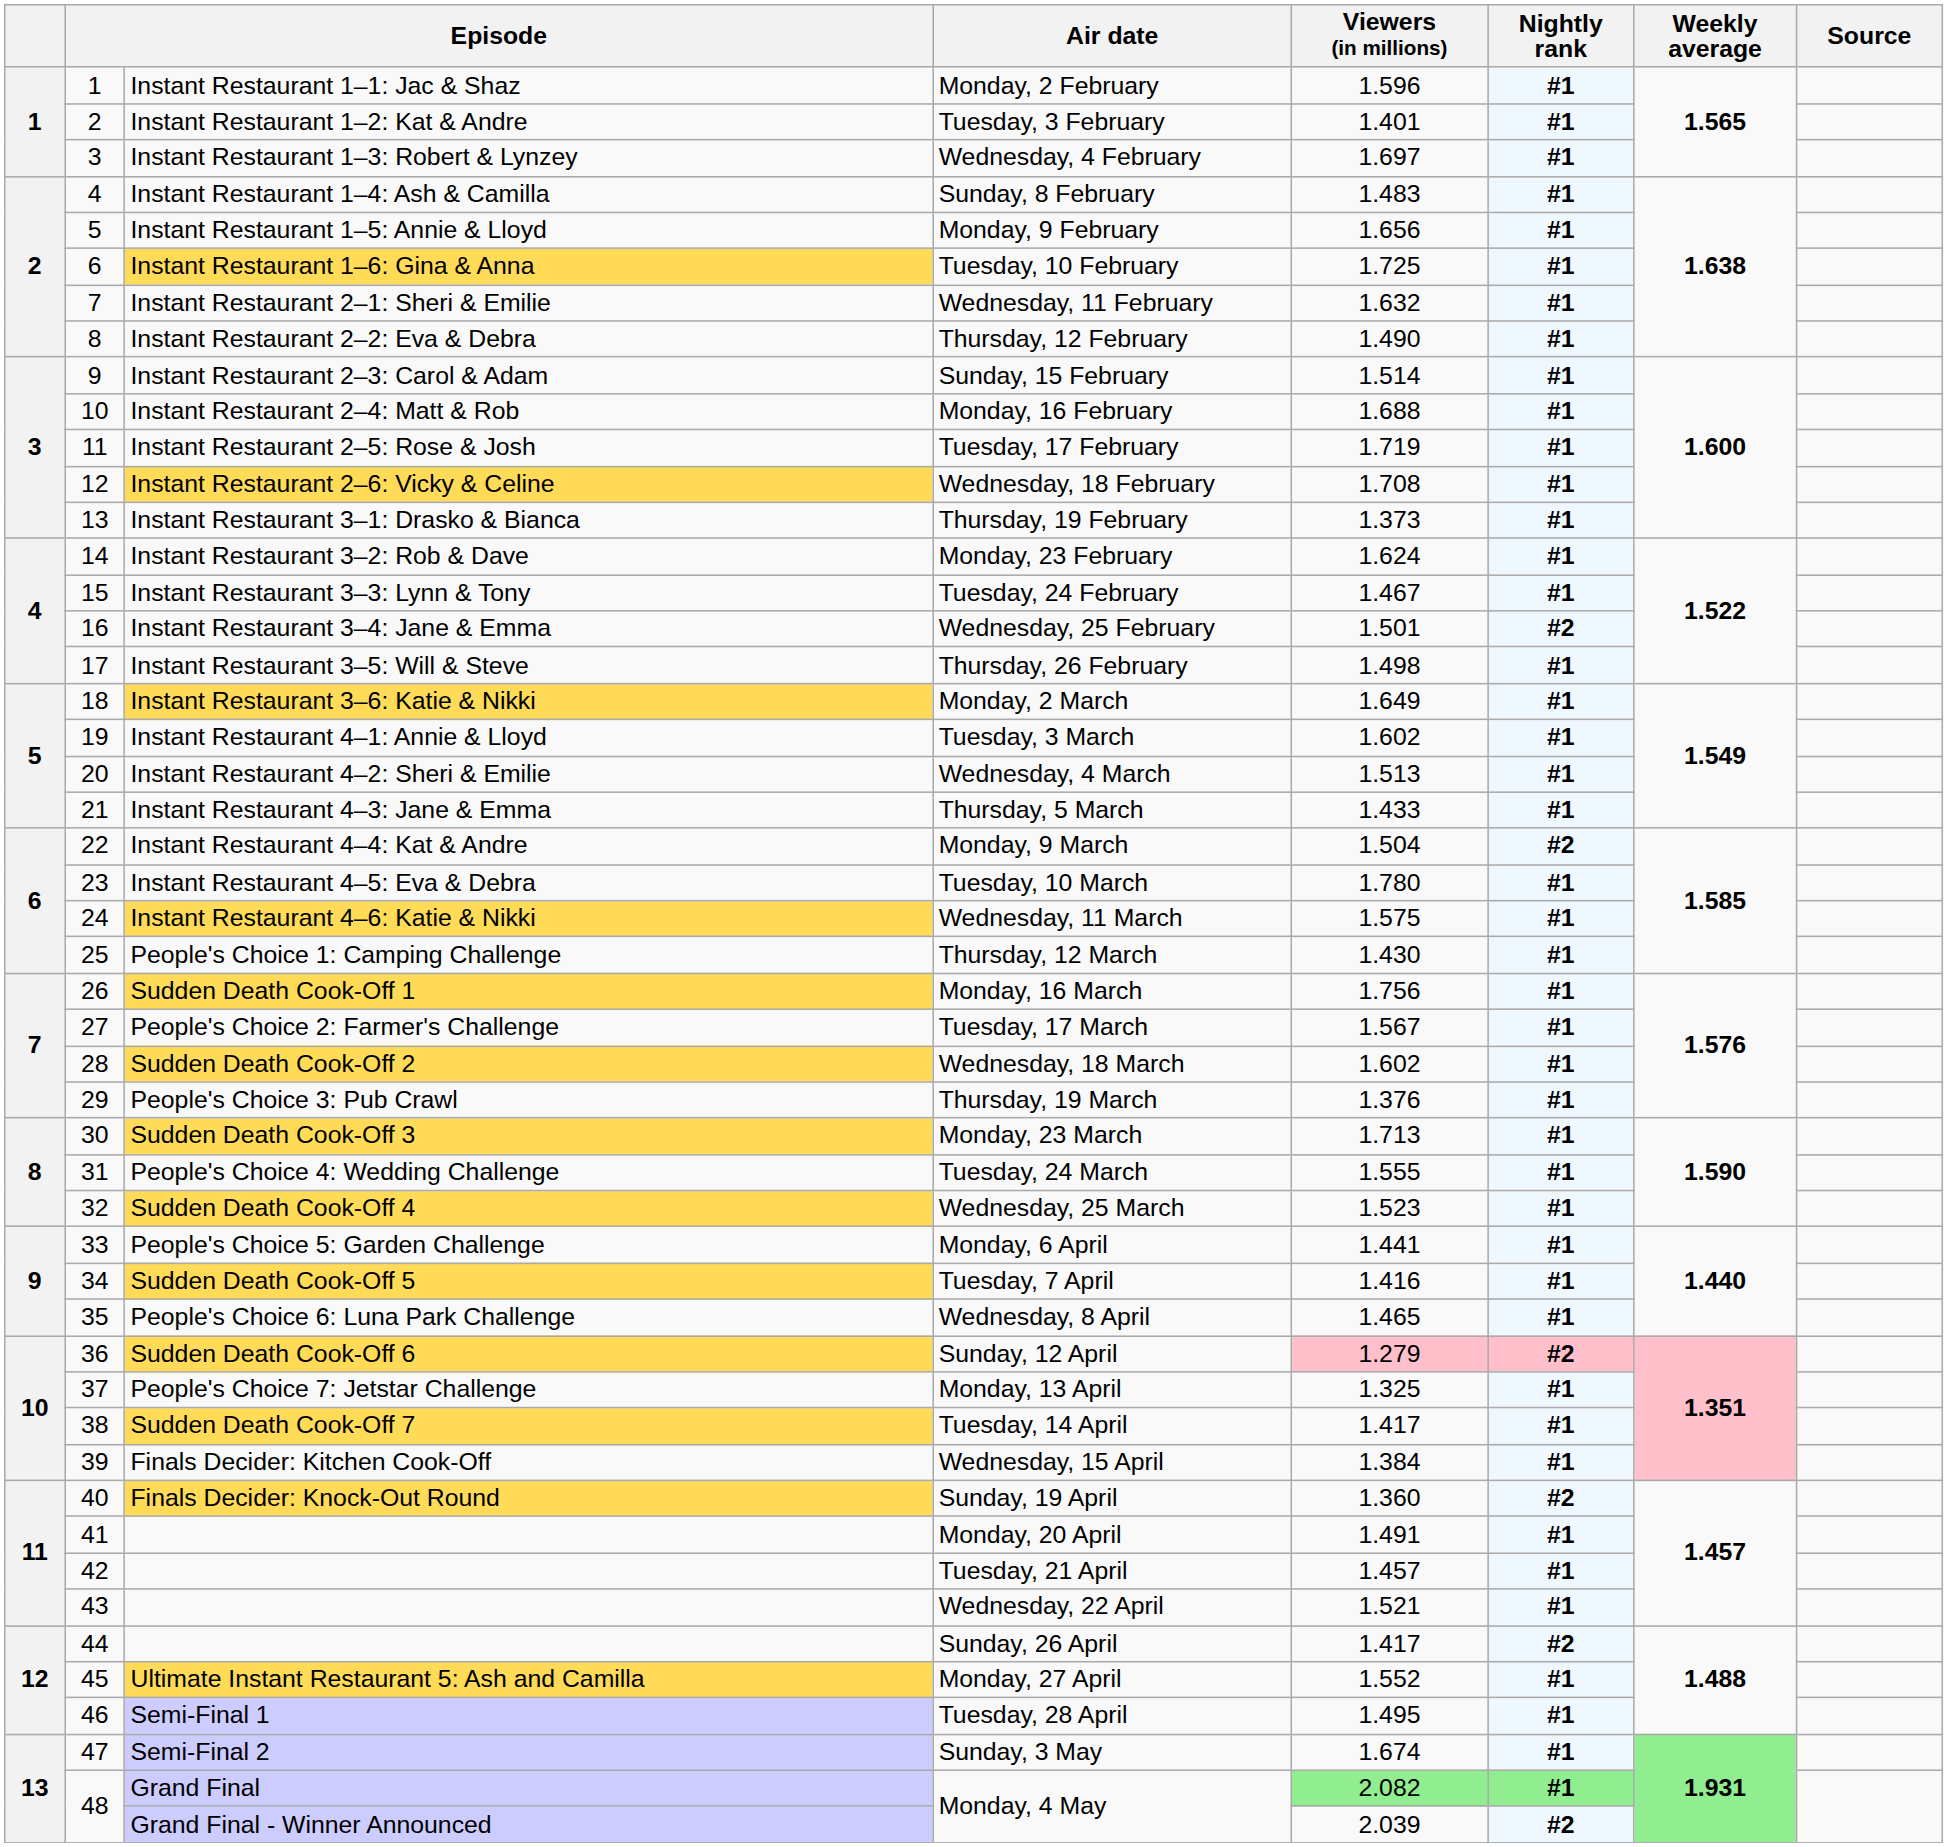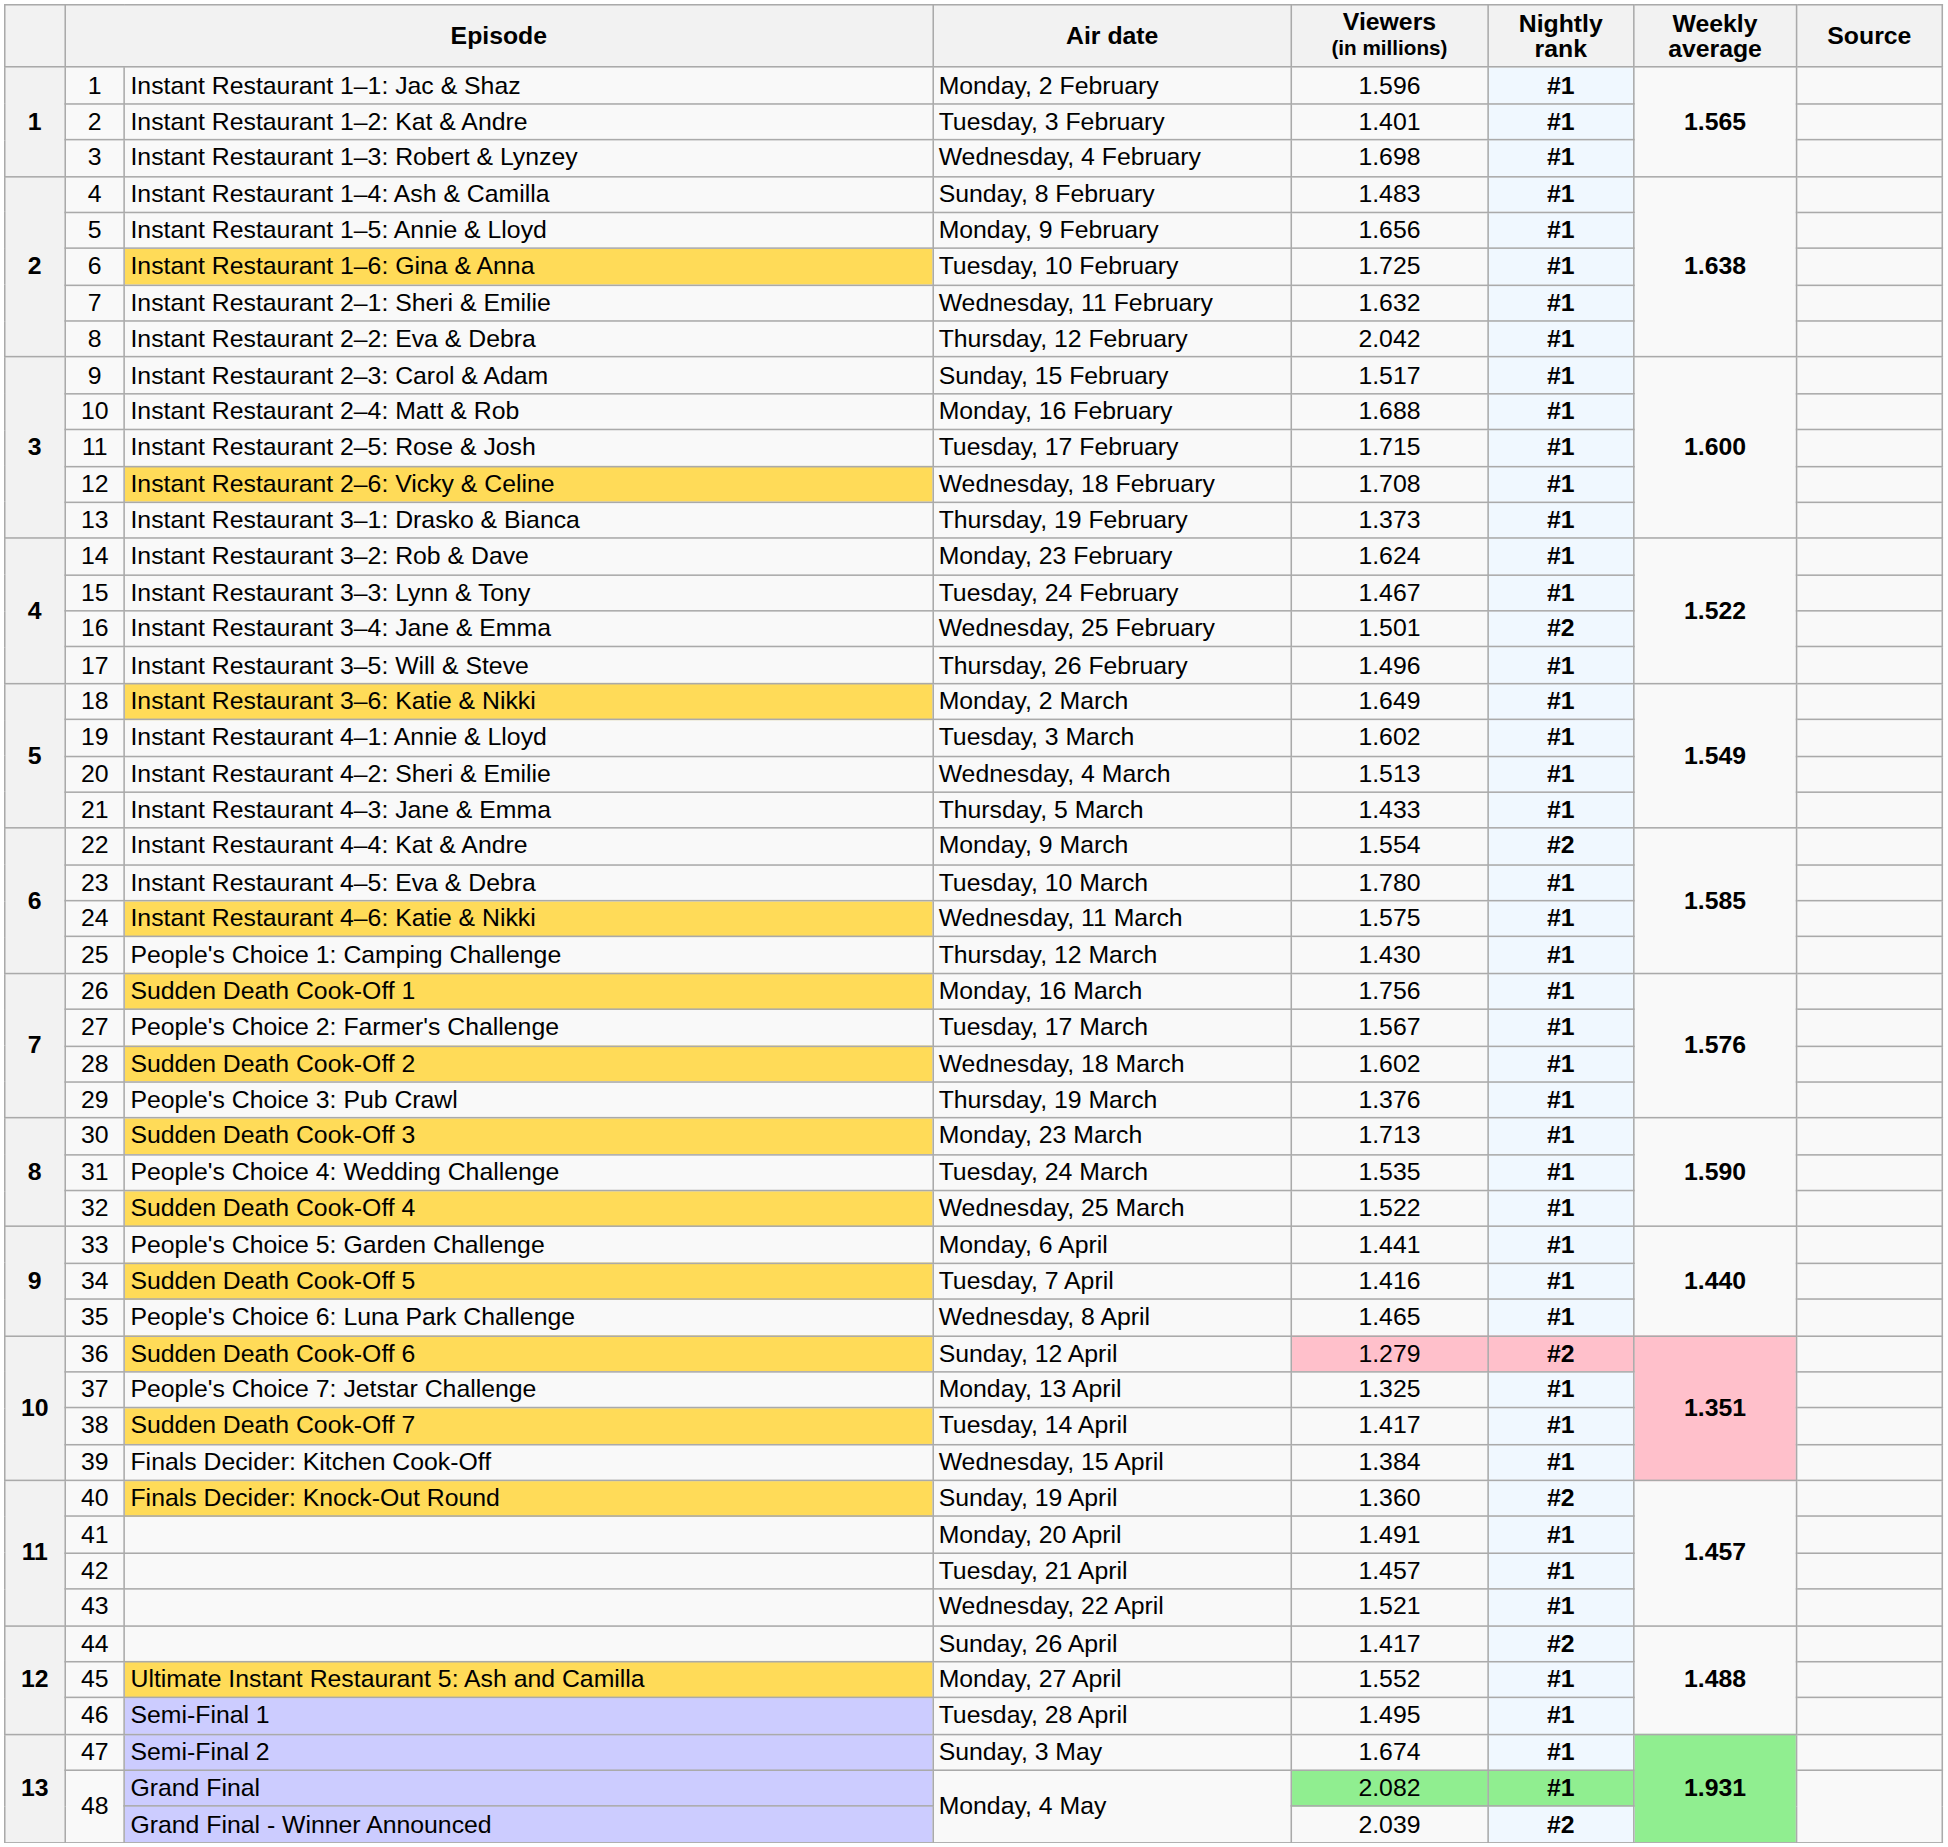(1389, 157) 1.697 -> (1389, 157) 1.698
(1389, 338) 1.490 -> (1389, 338) 2.042
(1389, 375) 1.514 -> (1389, 375) 1.517
(1389, 447) 1.719 -> (1389, 447) 1.715
(1389, 664) 1.498 -> (1389, 664) 1.496
(1389, 846) 1.504 -> (1389, 846) 1.554
(1389, 1172) 1.555 -> (1389, 1172) 1.535
(1389, 1208) 1.523 -> (1389, 1208) 1.522
